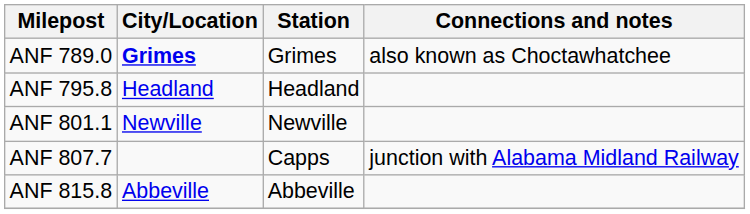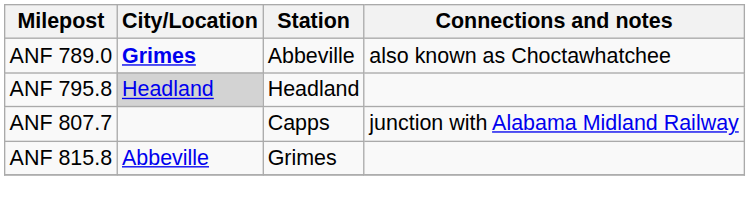(302, 55) Grimes -> (311, 55) Abbeville
(168, 89) no background -> (168, 89) lightgrey background
- row: (61, 123)
(311, 191) Abbeville -> (302, 157) Grimes
